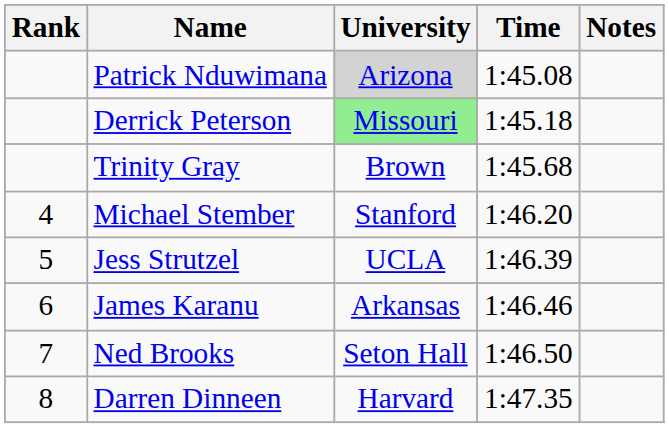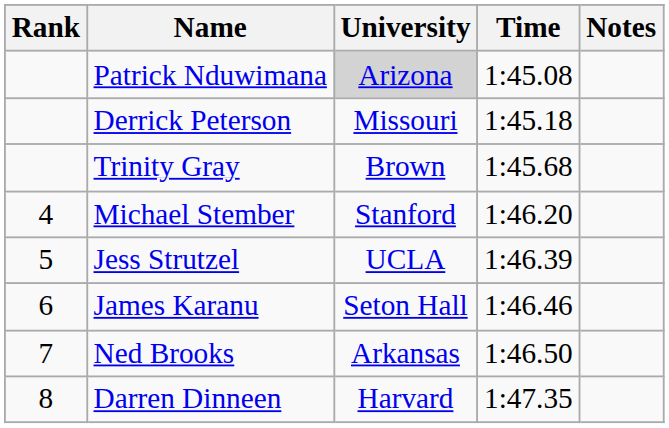(405, 120) lightgreen background -> (405, 120) no background
(405, 306) Arkansas -> (405, 306) Seton Hall
(405, 352) Seton Hall -> (405, 352) Arkansas
